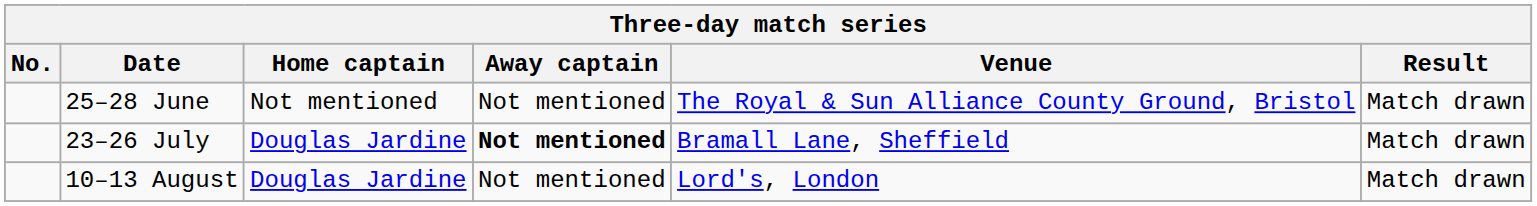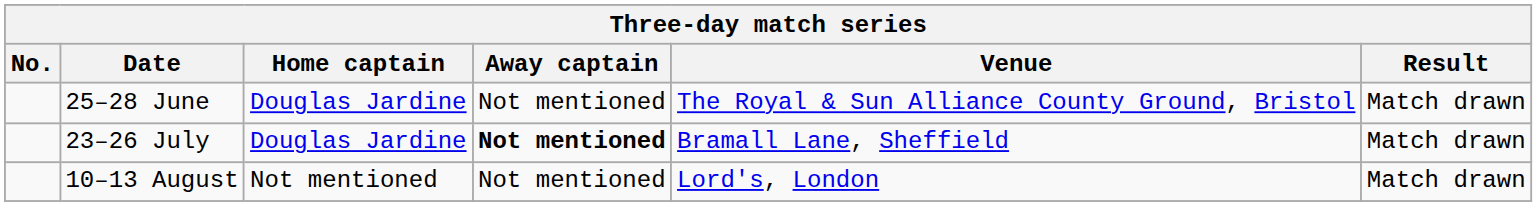(344, 103) Not mentioned -> (358, 103) Douglas Jardine
(358, 181) Douglas Jardine -> (344, 181) Not mentioned
